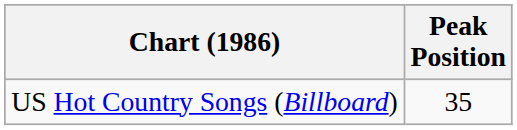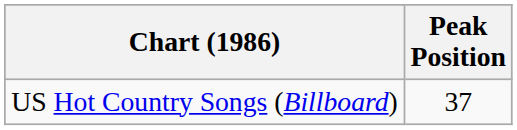(458, 101) 35 -> (458, 101) 37
